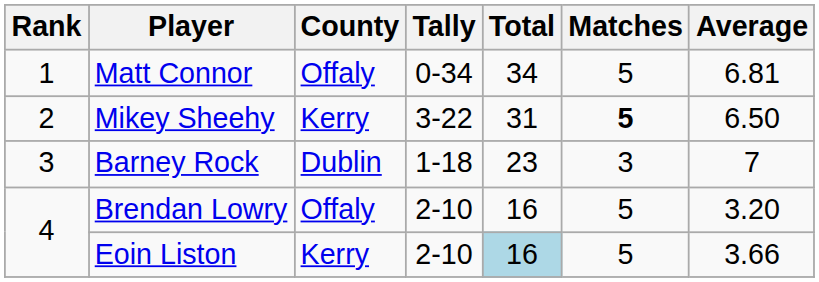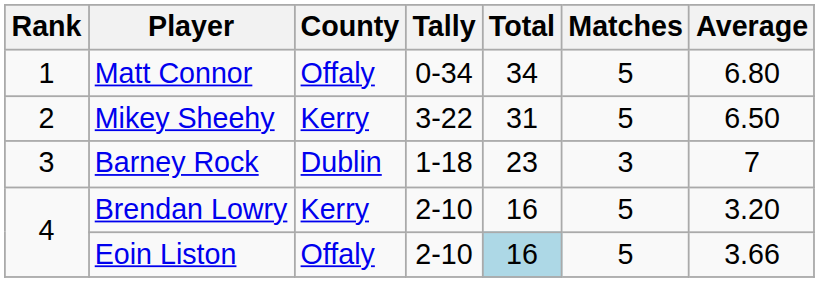(752, 72) 6.81 -> (752, 72) 6.80
(626, 118) bold -> (626, 118) normal
(338, 208) Offaly -> (335, 208) Kerry
(335, 254) Kerry -> (338, 254) Offaly
